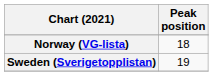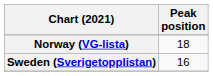(183, 62) 19 -> (183, 62) 16
